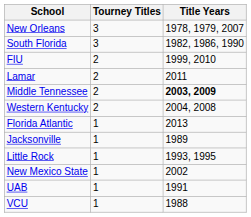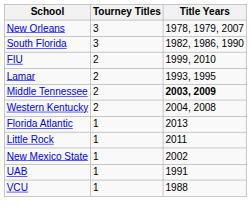(176, 76) 2011 -> (191, 76) 1993, 1995
- row: (34, 140)
(191, 156) 1993, 1995 -> (176, 140) 2011
